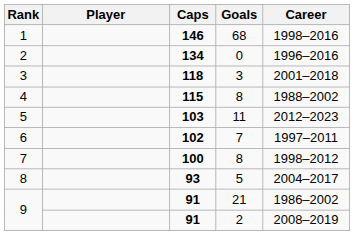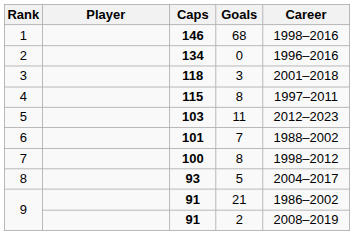(306, 96) 1988–2002 -> (306, 96) 1997–2011
(193, 138) 102 -> (193, 138) 101
(306, 138) 1997–2011 -> (306, 138) 1988–2002
